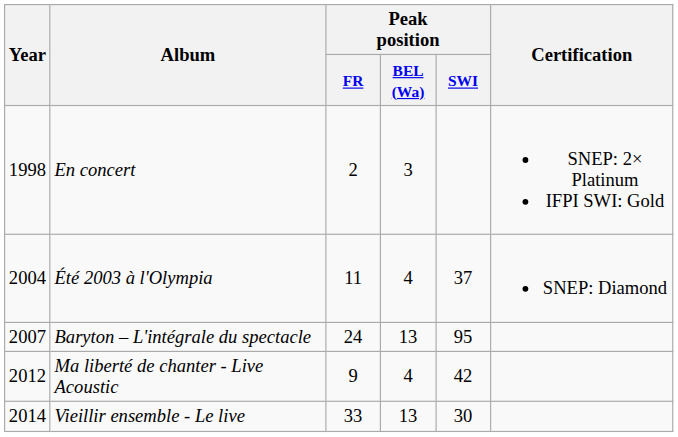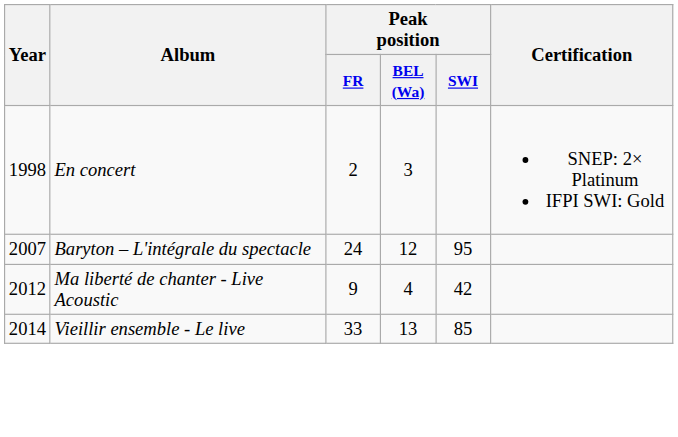- row: (134, 278)
(408, 336) 13 -> (408, 249) 12
(463, 416) 30 -> (463, 328) 85
